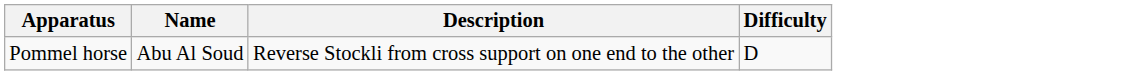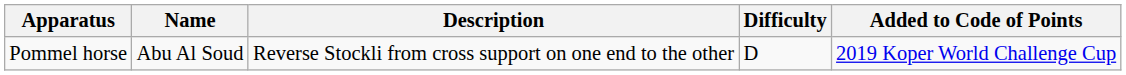+ column: (976, 20)
